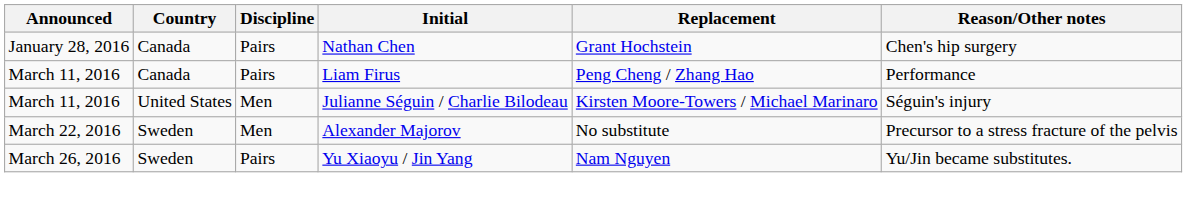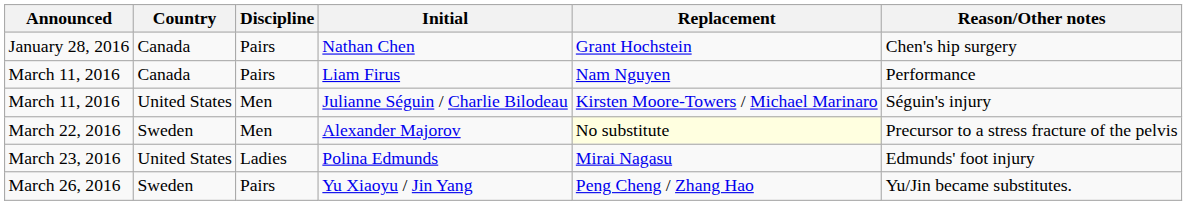(665, 74) Peng Cheng / Zhang Hao -> (623, 74) Nam Nguyen
(623, 130) no background -> (623, 130) lightyellow background
+ row: (380, 158)
(623, 158) Nam Nguyen -> (665, 185) Peng Cheng / Zhang Hao
